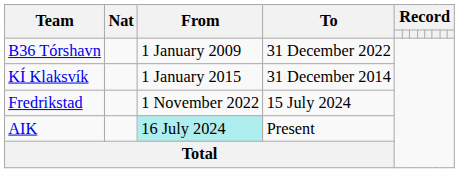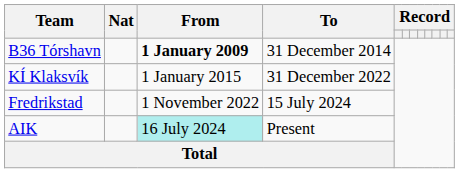(191, 50) normal -> (195, 50) bold
(329, 50) 31 December 2022 -> (329, 50) 31 December 2014
(329, 76) 31 December 2014 -> (329, 76) 31 December 2022
